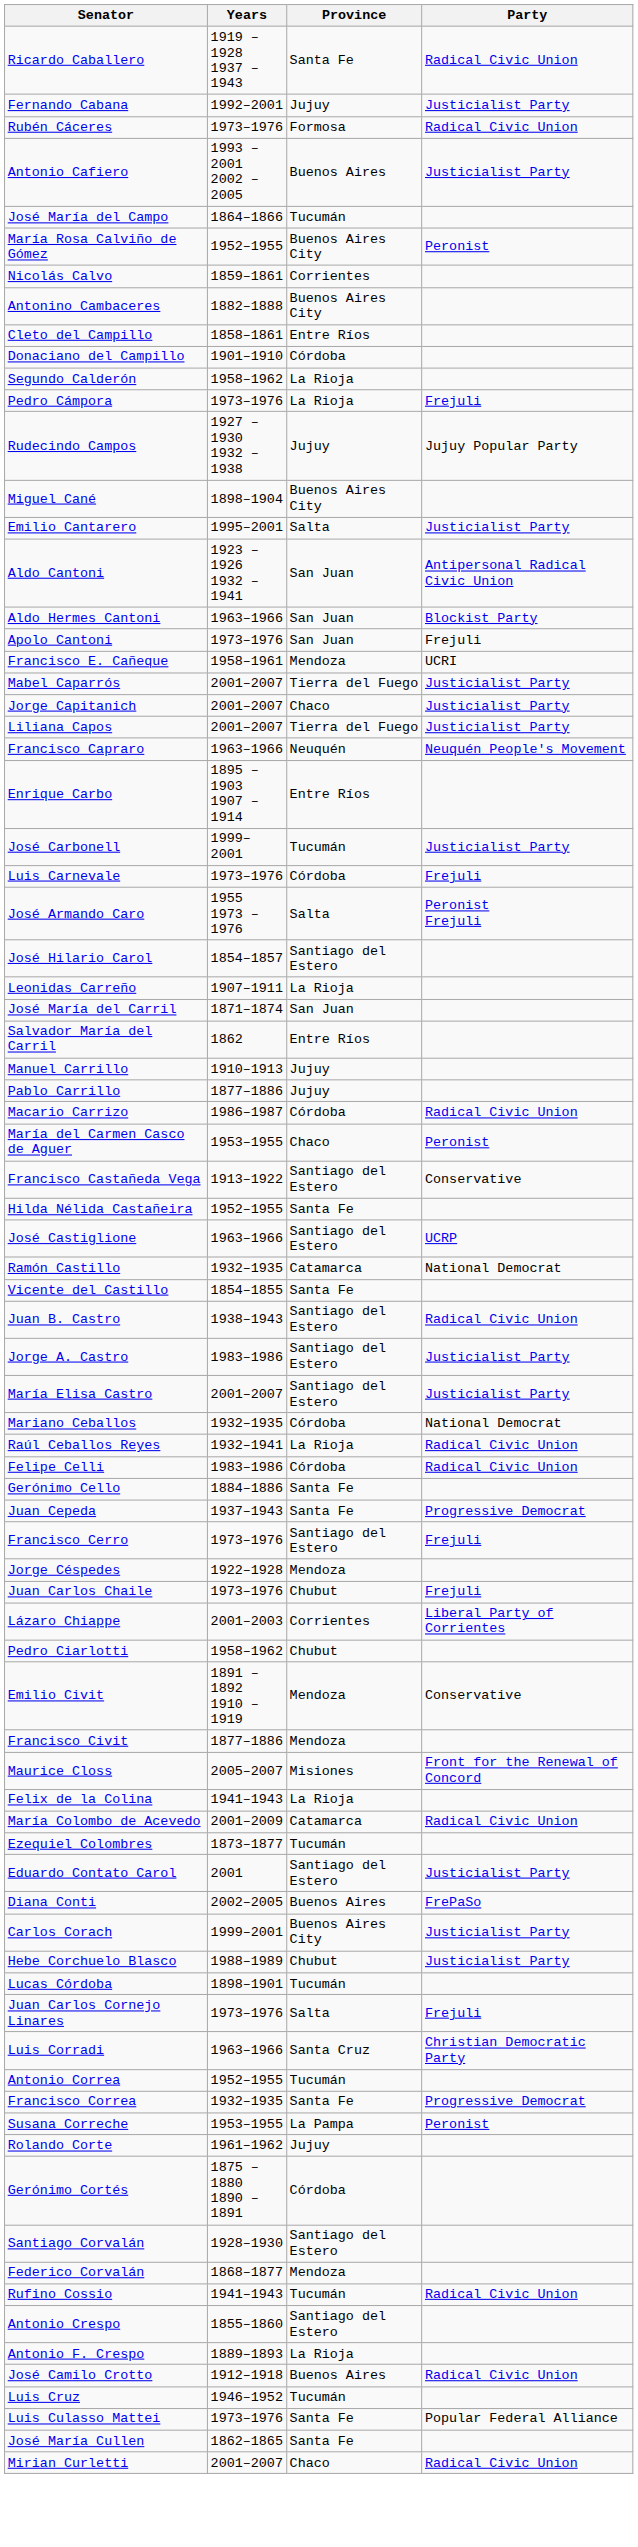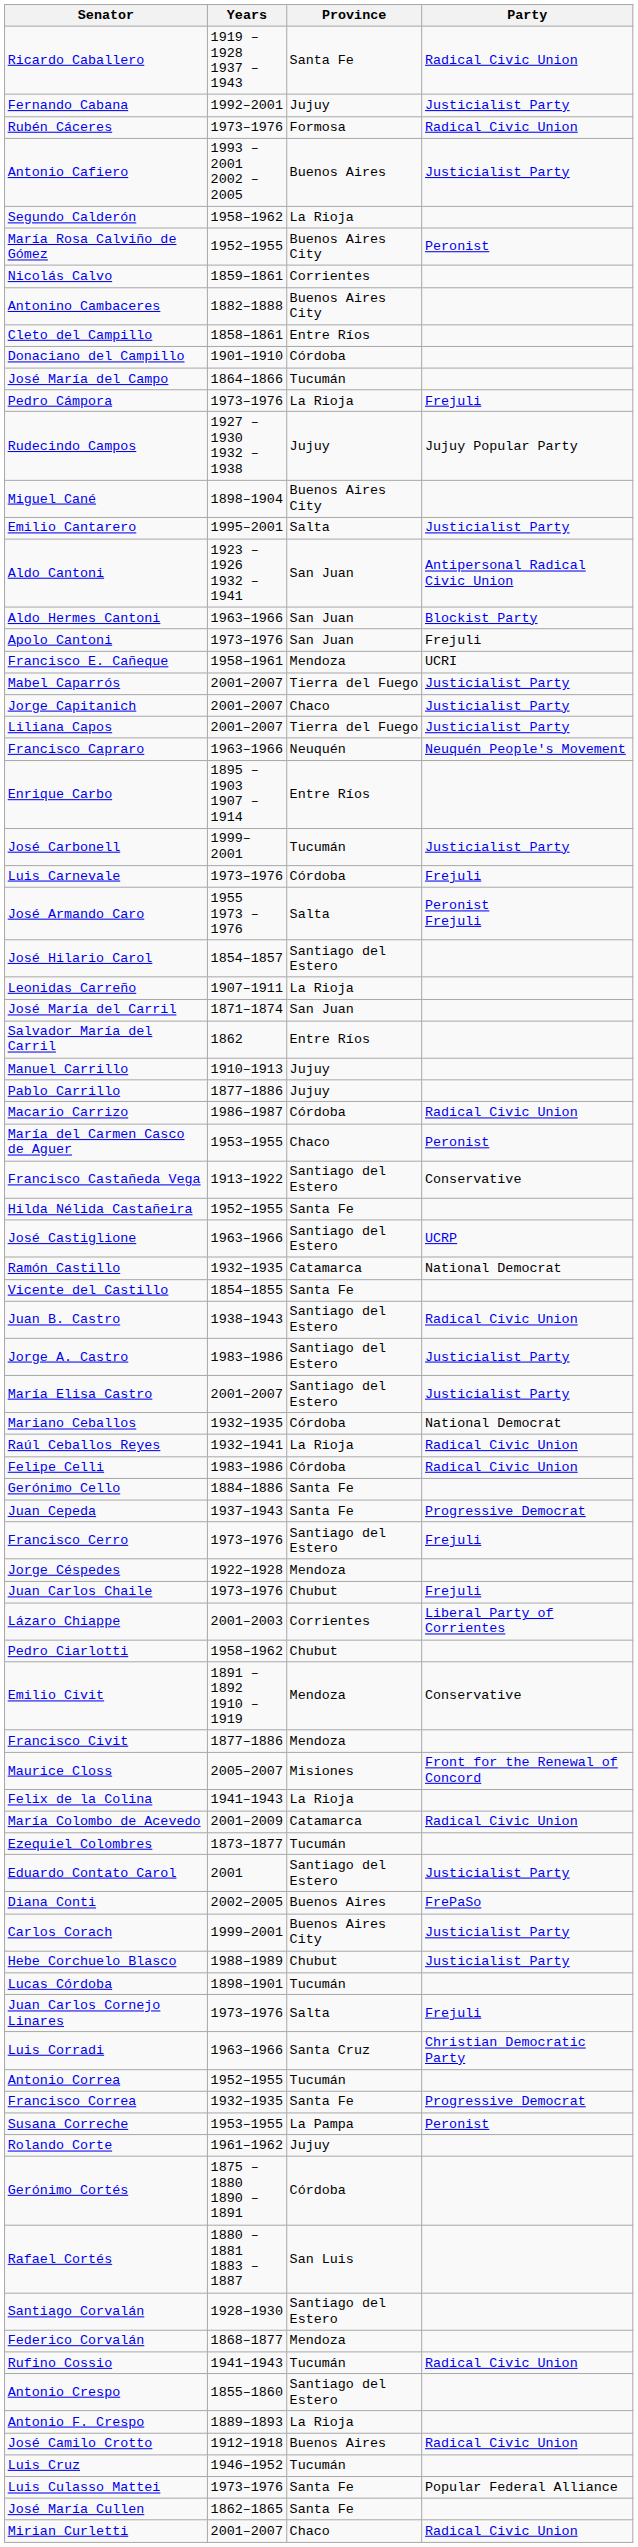rows swapped: (72, 379) <-> (88, 217)
+ row: (60, 2259)
